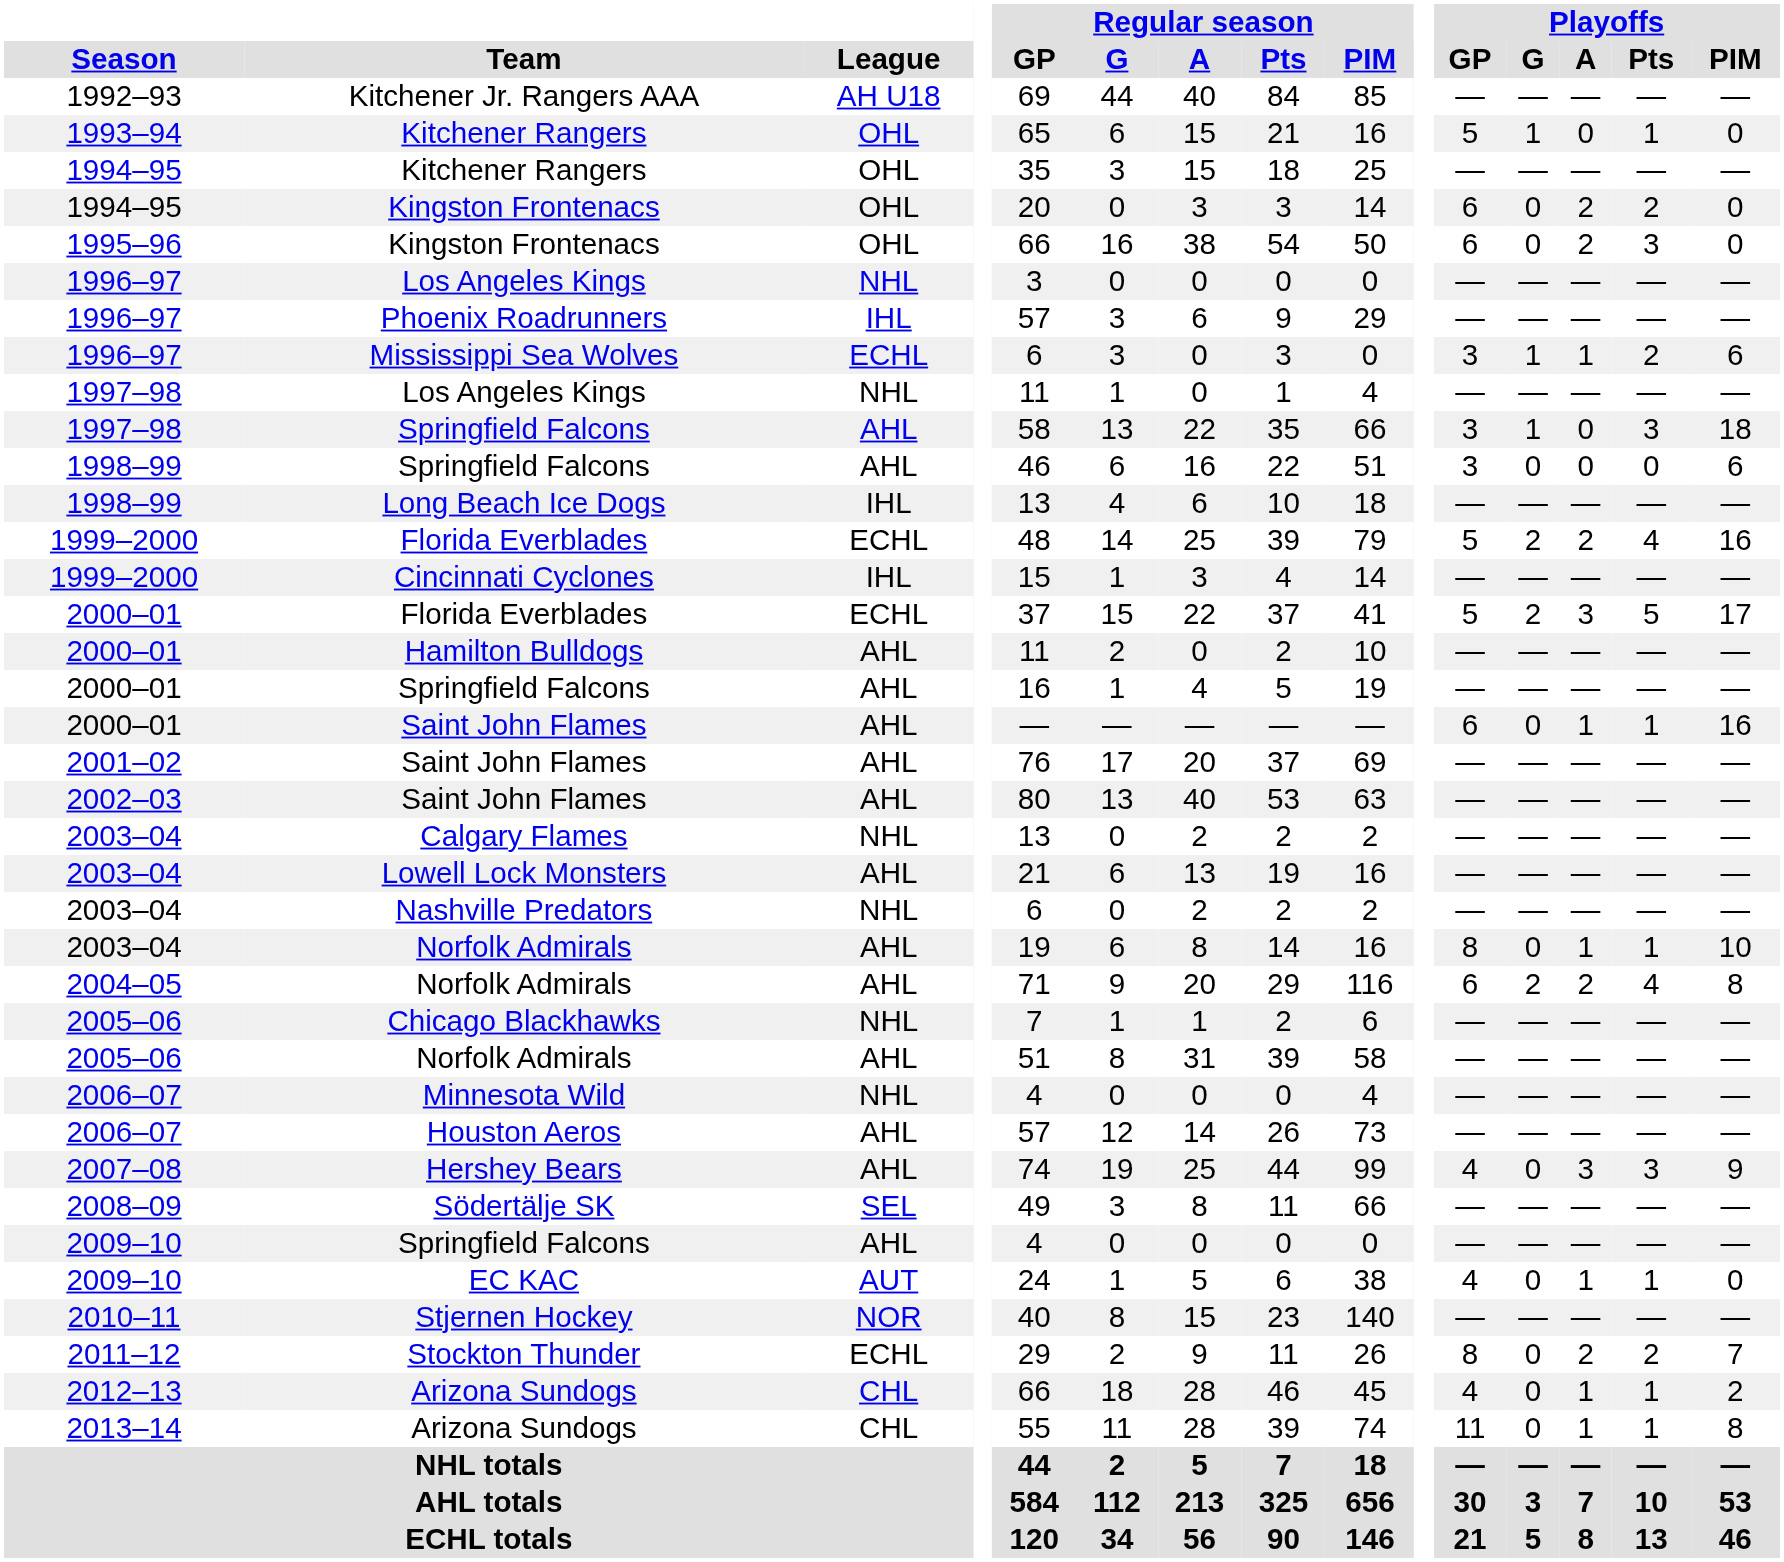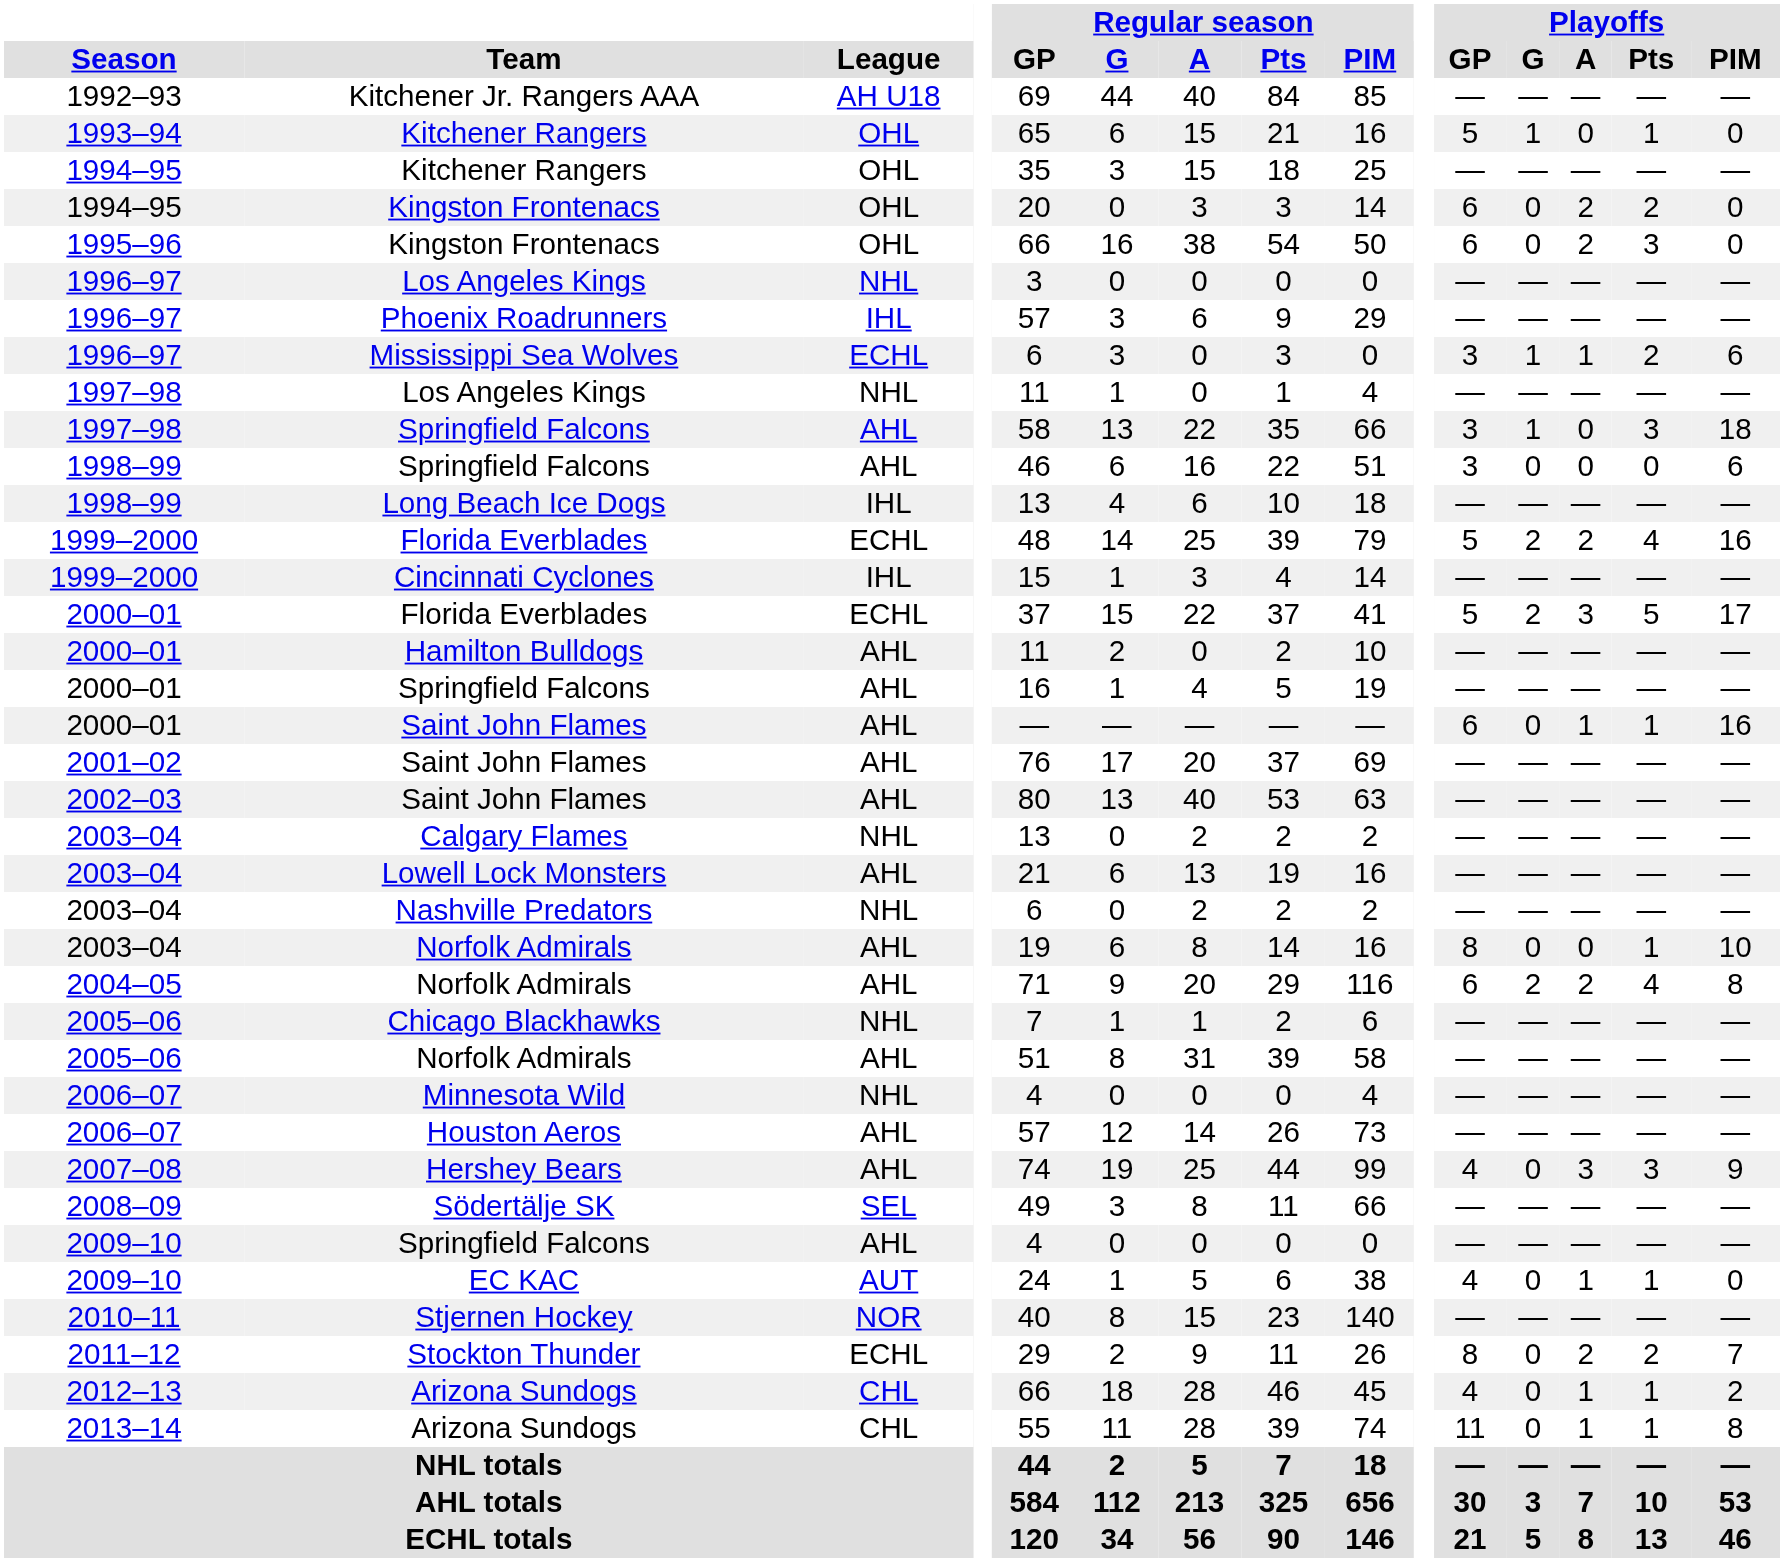(1586, 947) 1 -> (1586, 947) 0
